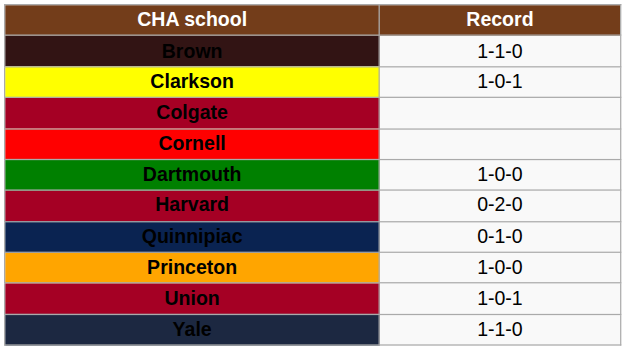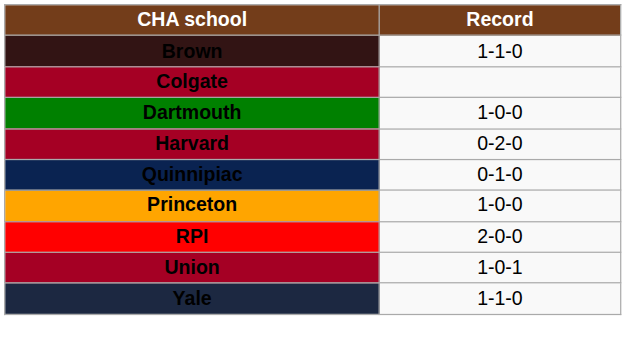- row: (192, 81)
- row: (192, 143)
+ row: (192, 236)
